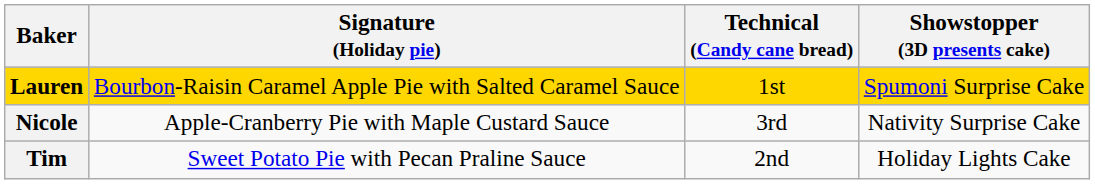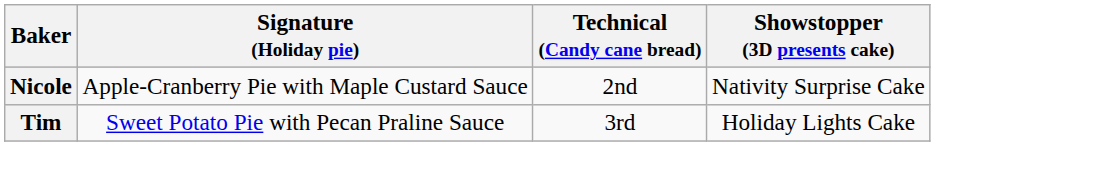- row: (47, 85)
(772, 122) 3rd -> (620, 85) 2nd
(772, 159) 2nd -> (620, 122) 3rd
